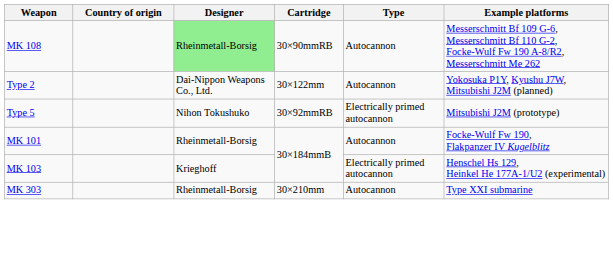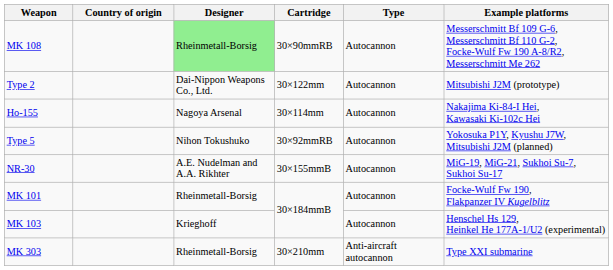(506, 85) Yokosuka P1Y, Kyushu J7W, Mitsubishi J2M (planned) -> (503, 85) Mitsubishi J2M (prototype)
+ row: (22, 113)
(385, 113) Electrically primed autocannon -> (371, 140) Autocannon
(503, 113) Mitsubishi J2M (prototype) -> (506, 140) Yokosuka P1Y, Kyushu J7W, Mitsubishi J2M (planned)
+ row: (21, 168)
(385, 168) Electrically primed autocannon -> (371, 224) Autocannon
(371, 190) Autocannon -> (371, 251) Anti-aircraft autocannon
